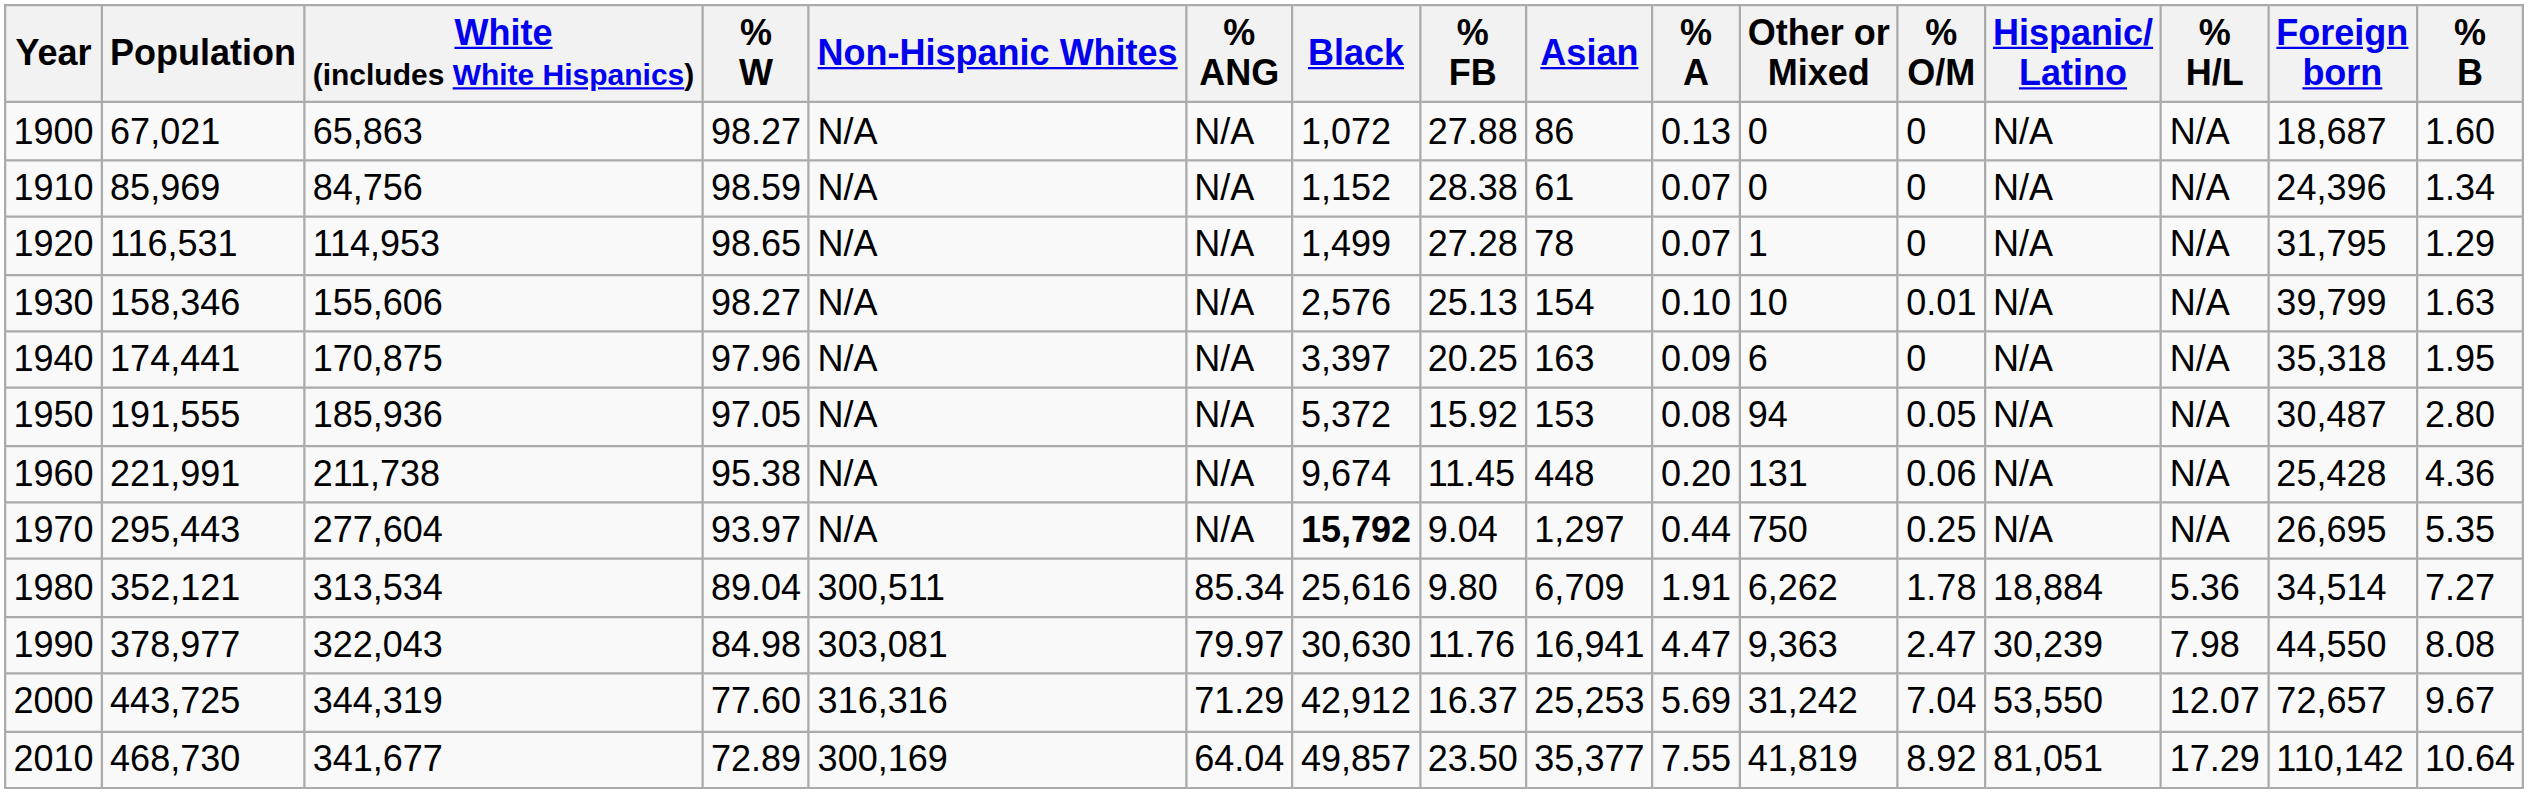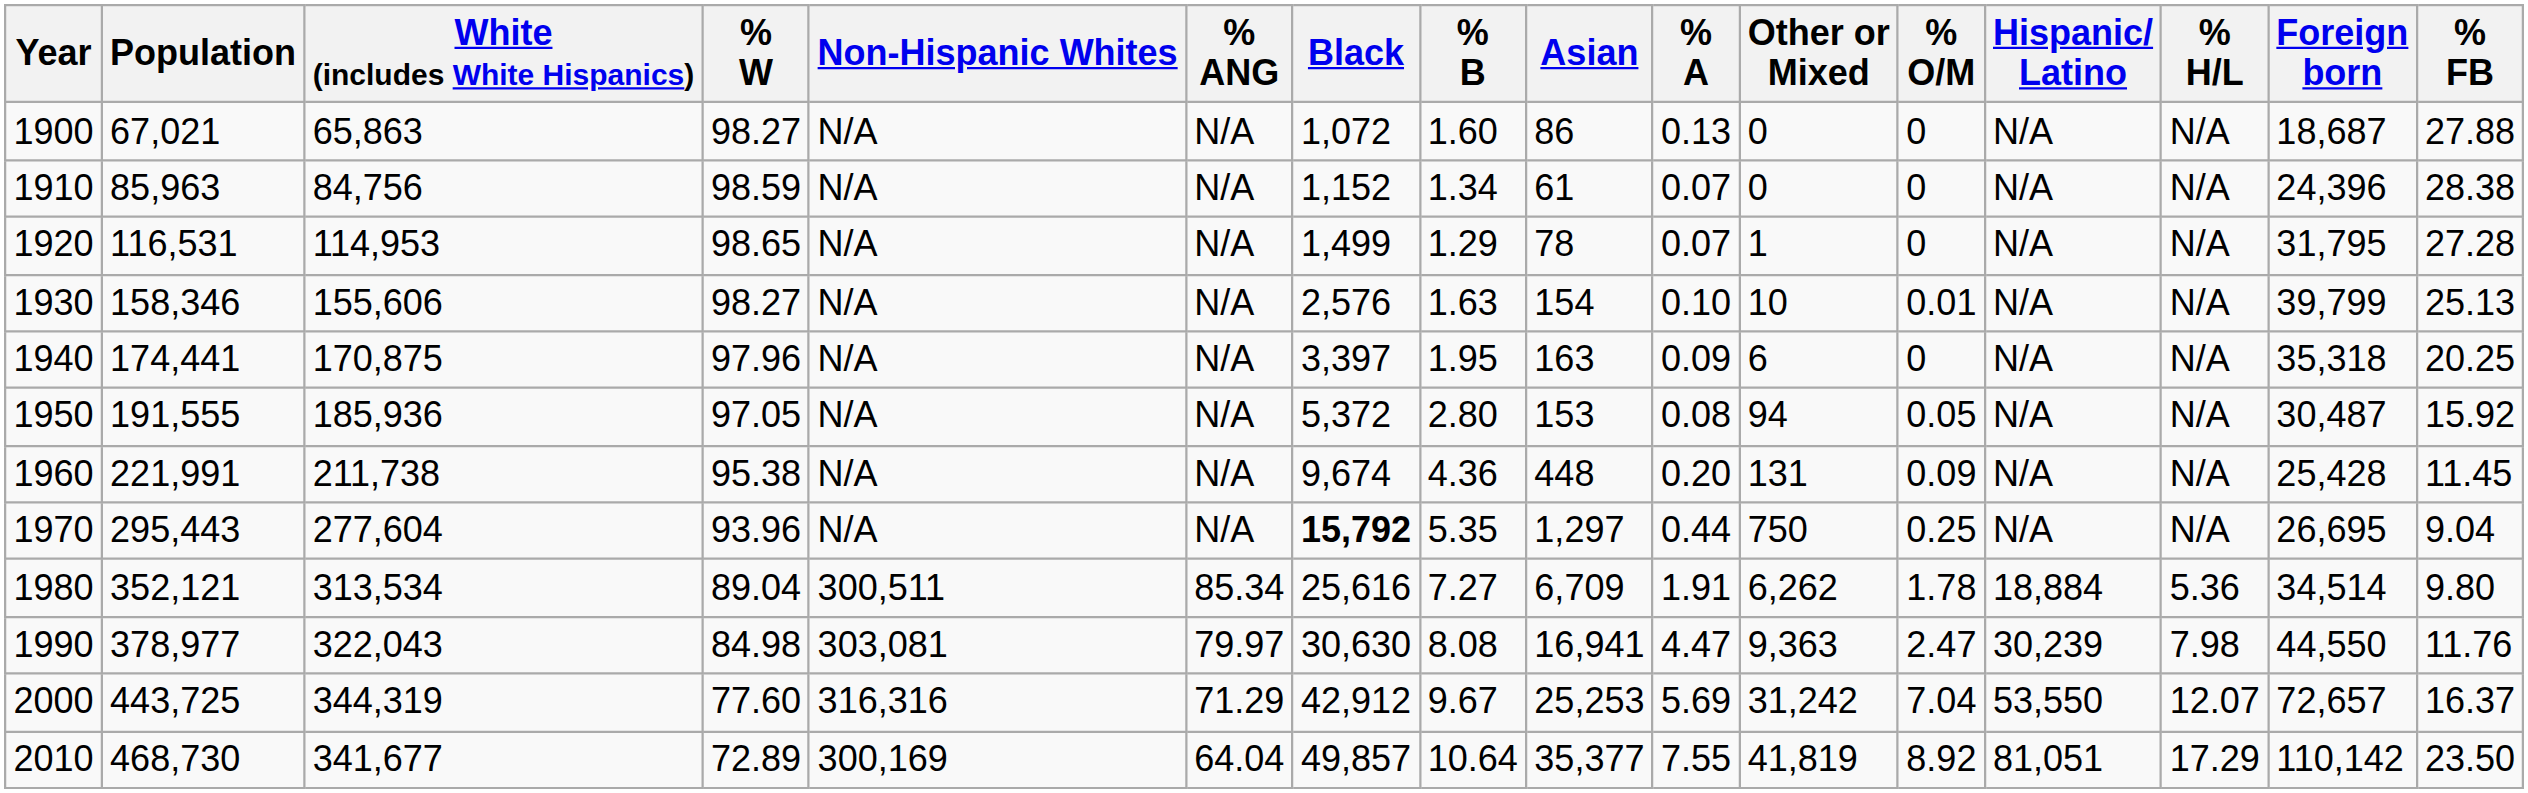columns swapped: (2470, 53) <-> (1473, 53)
(165, 187) 85,969 -> (165, 187) 85,963
(1941, 473) 0.06 -> (1941, 473) 0.09
(756, 530) 93.97 -> (756, 530) 93.96
